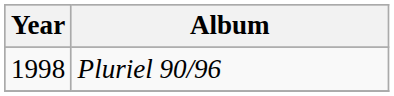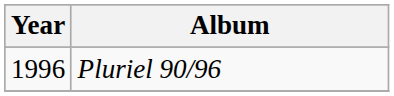(38, 68) 1998 -> (38, 68) 1996
